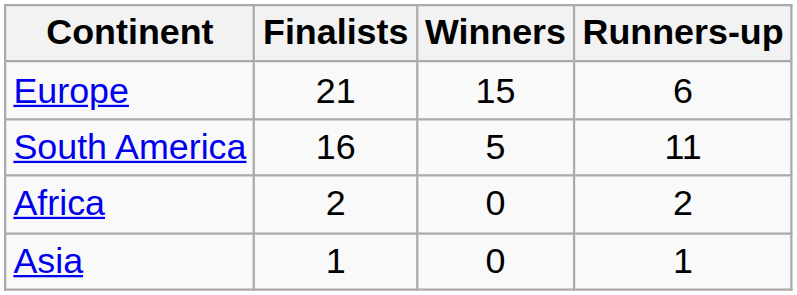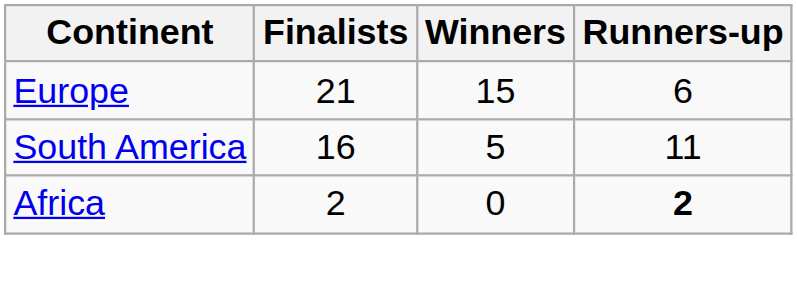(683, 203) normal -> (683, 203) bold
- row: (48, 260)
